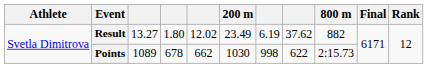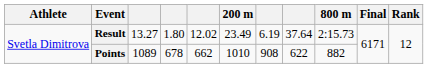(299, 34) 37.62 -> (299, 34) 37.64
(336, 34) 882 -> (336, 34) 2:15.73
(238, 54) 1030 -> (238, 54) 1010
(269, 54) 998 -> (269, 54) 908
(336, 54) 2:15.73 -> (336, 54) 882
